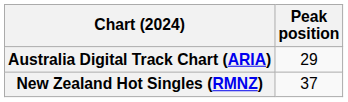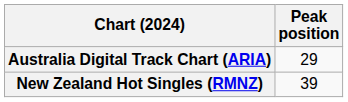(309, 84) 37 -> (309, 84) 39
